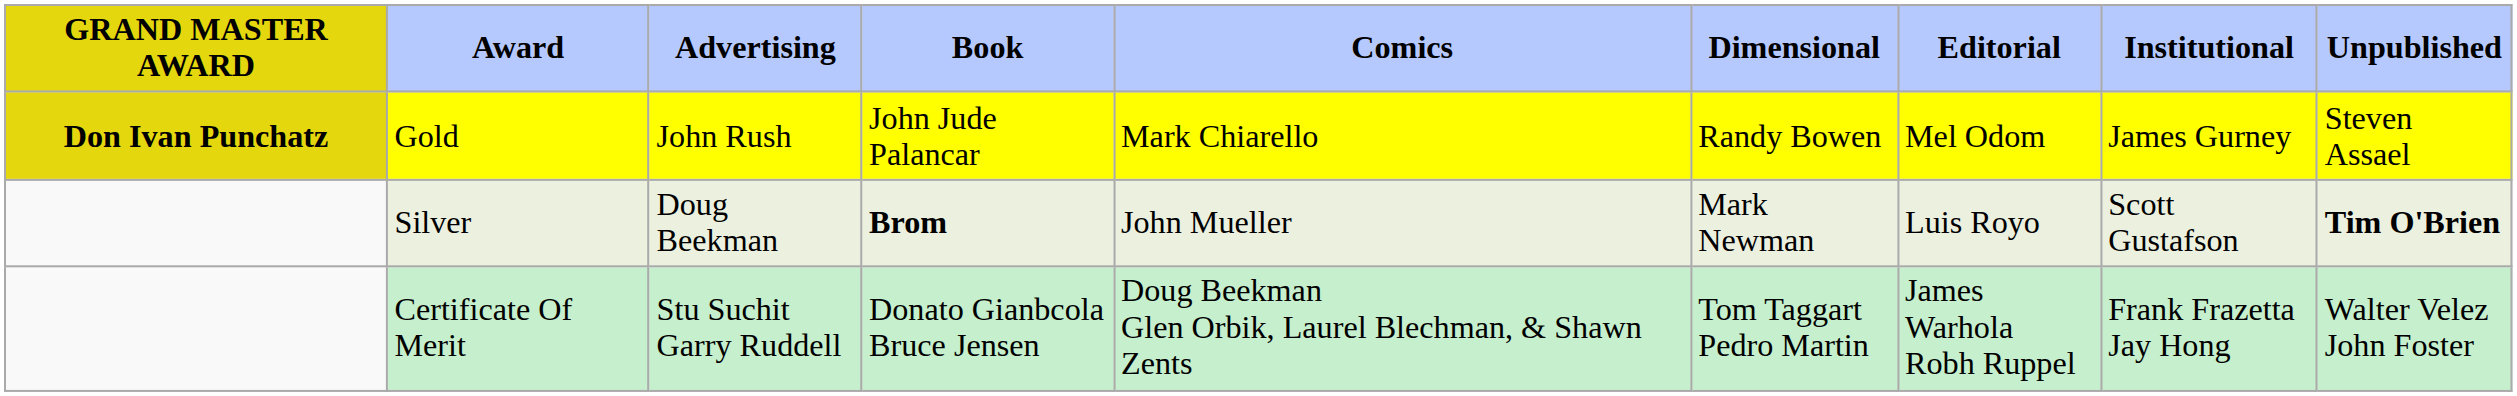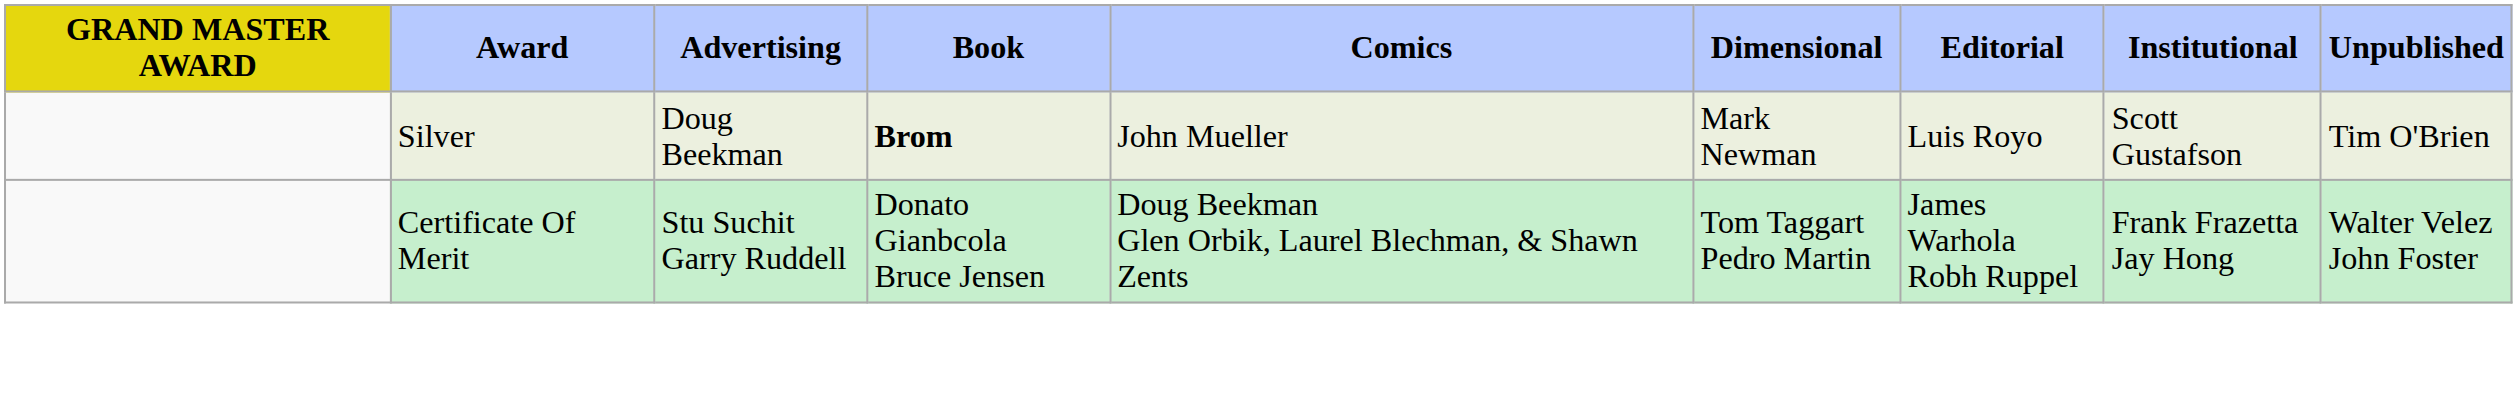- row: (427, 135)
(2412, 222) bold -> (2409, 135) normal
